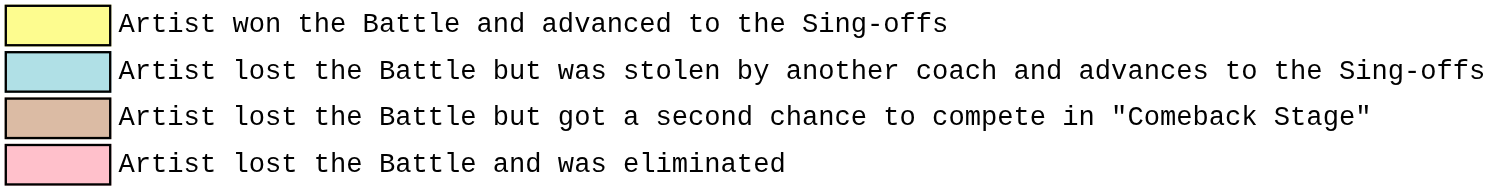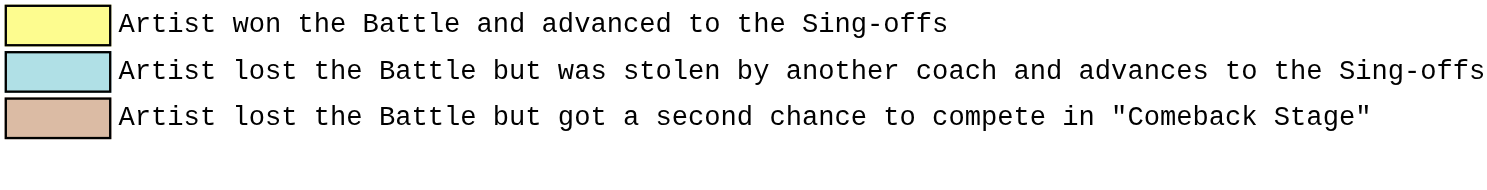- row: (452, 165)
